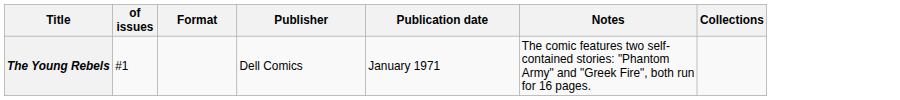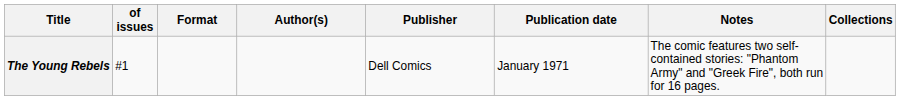+ column: (301, 20)
